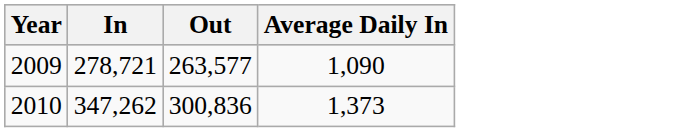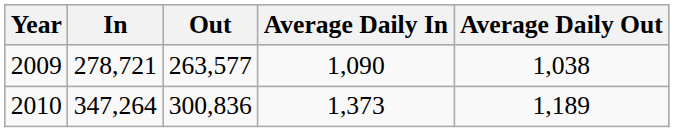+ column: (561, 24)
(115, 106) 347,262 -> (115, 106) 347,264
